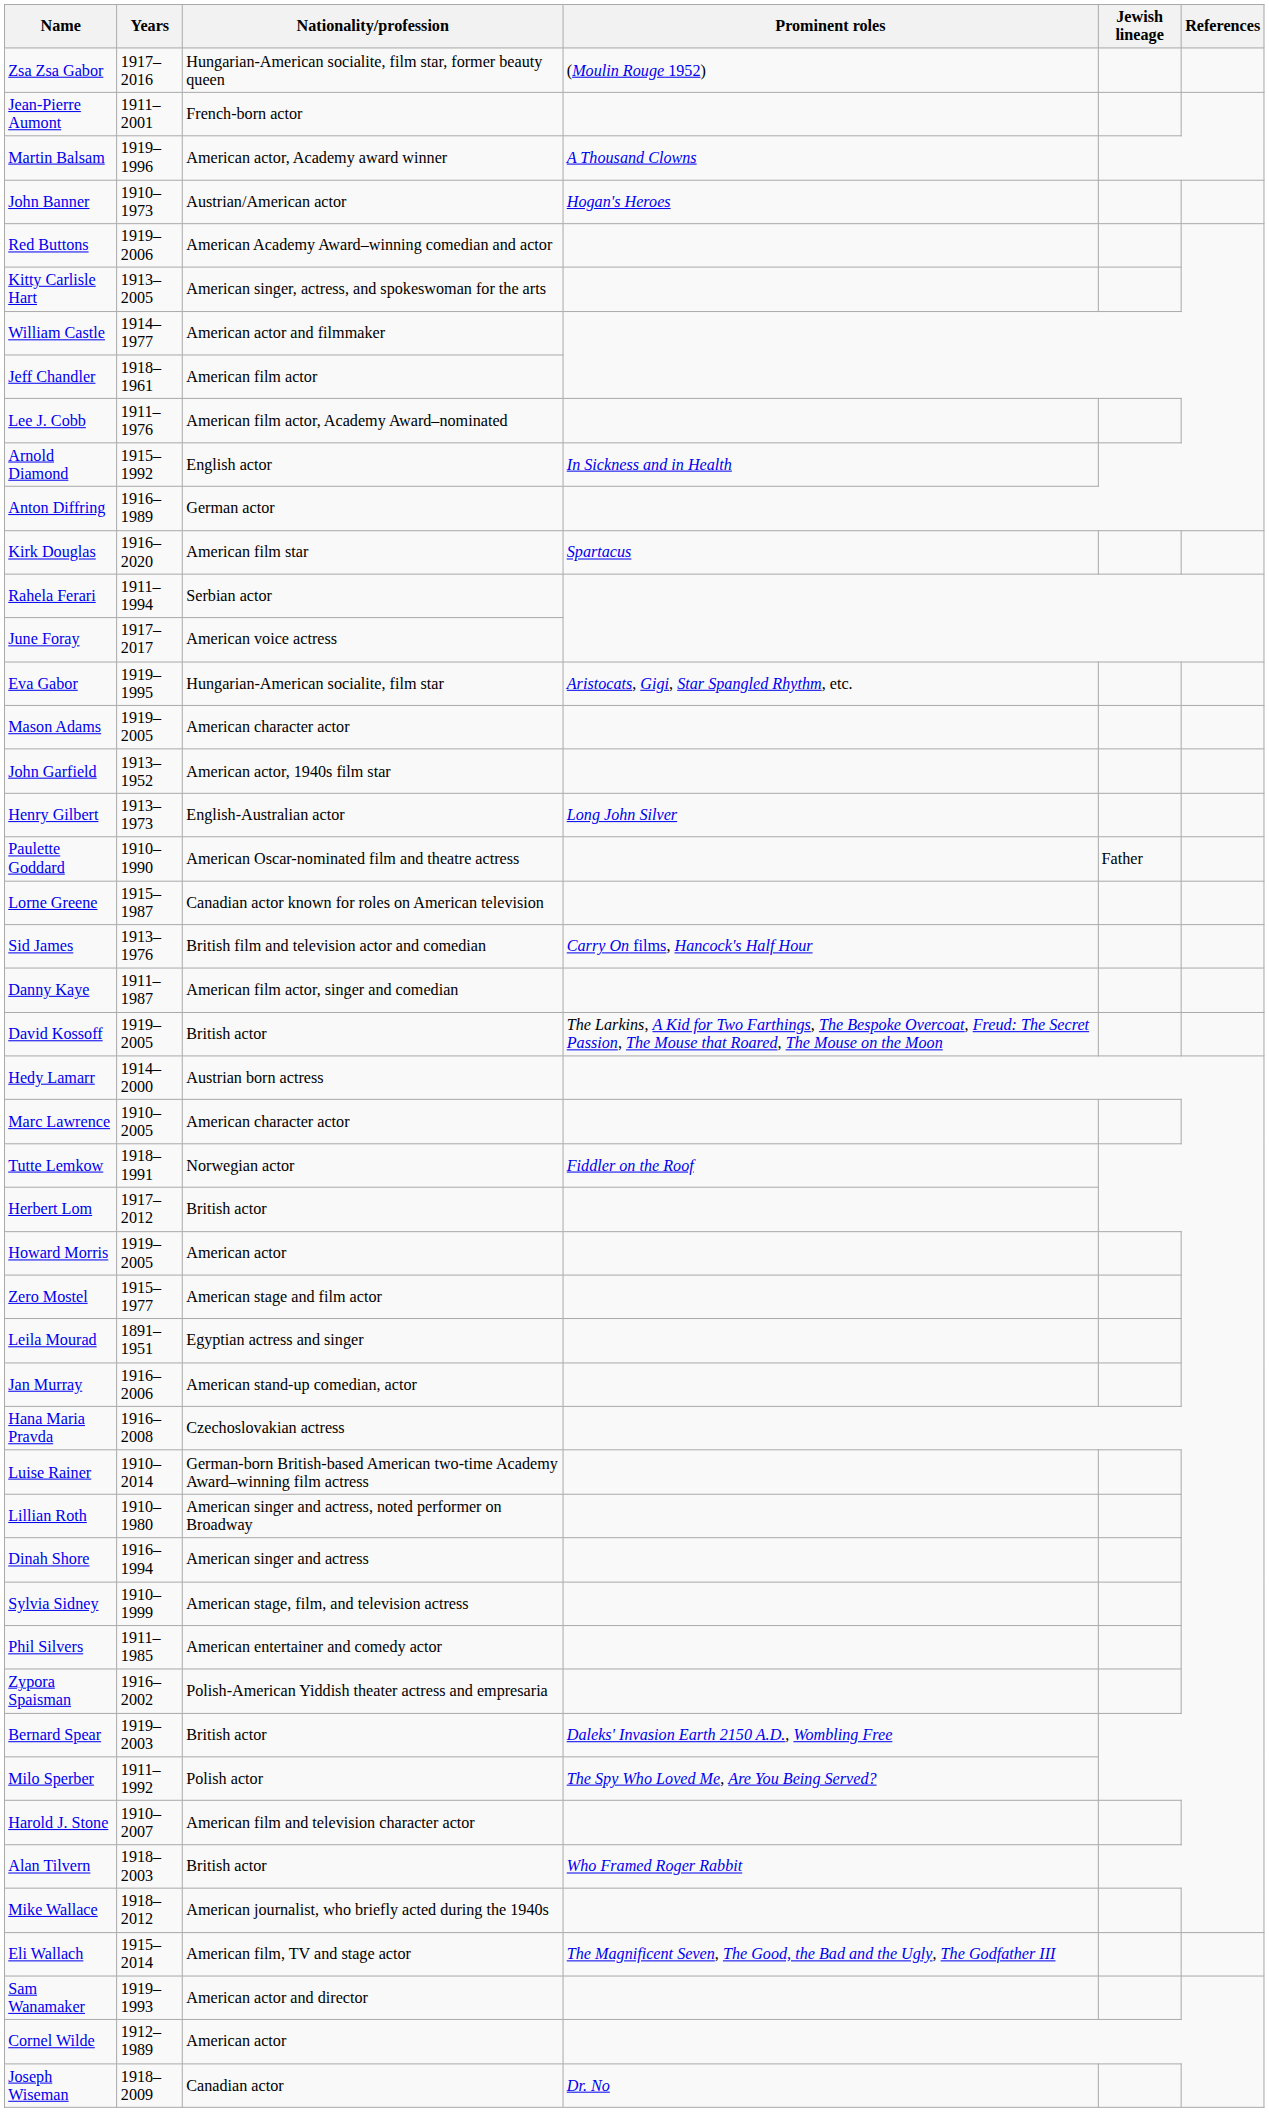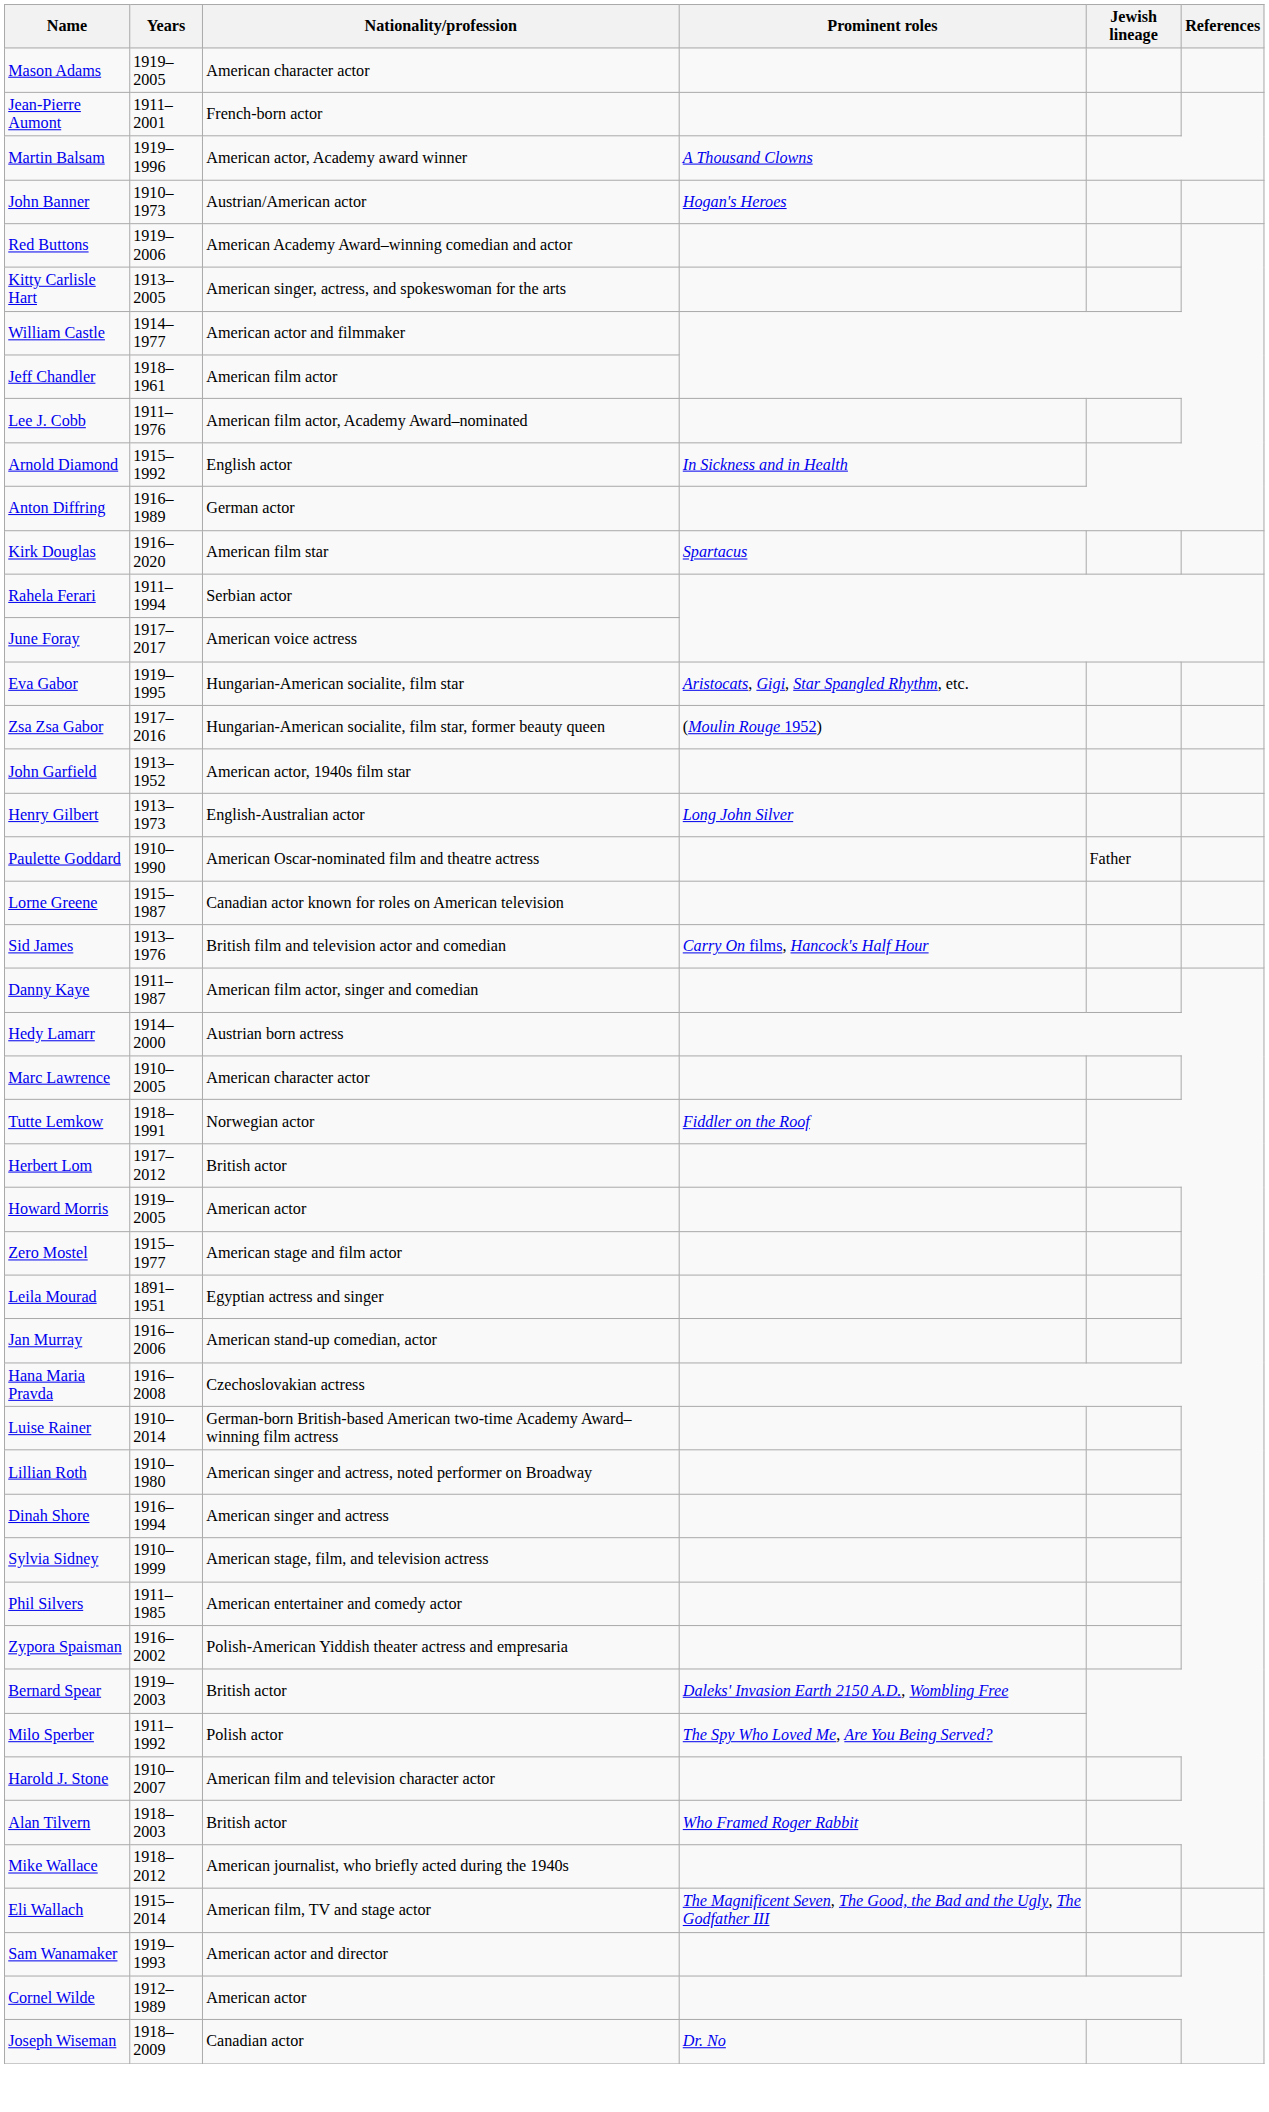rows swapped: (55, 727) <-> (56, 70)
- row: (55, 1034)
